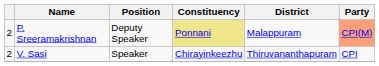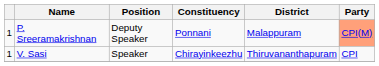(9, 33) 2 -> (9, 33) 1
(193, 33) khaki background -> (193, 33) no background
(9, 54) 2 -> (9, 54) 1
